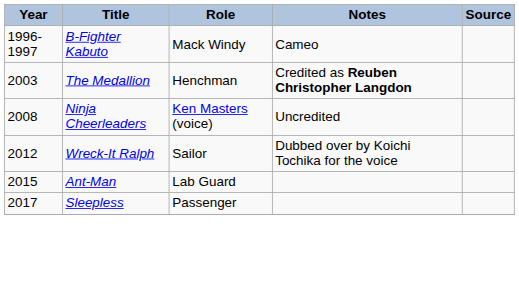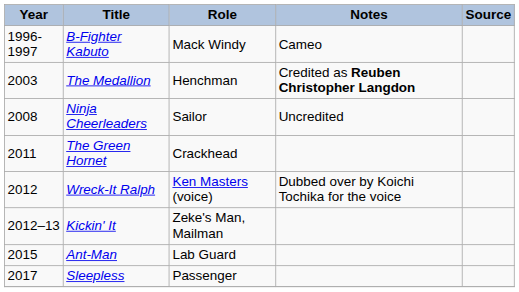(210, 116) Ken Masters (voice) -> (190, 116) Sailor
+ row: (98, 153)
(189, 153) Sailor -> (210, 189) Ken Masters (voice)
+ row: (91, 226)
